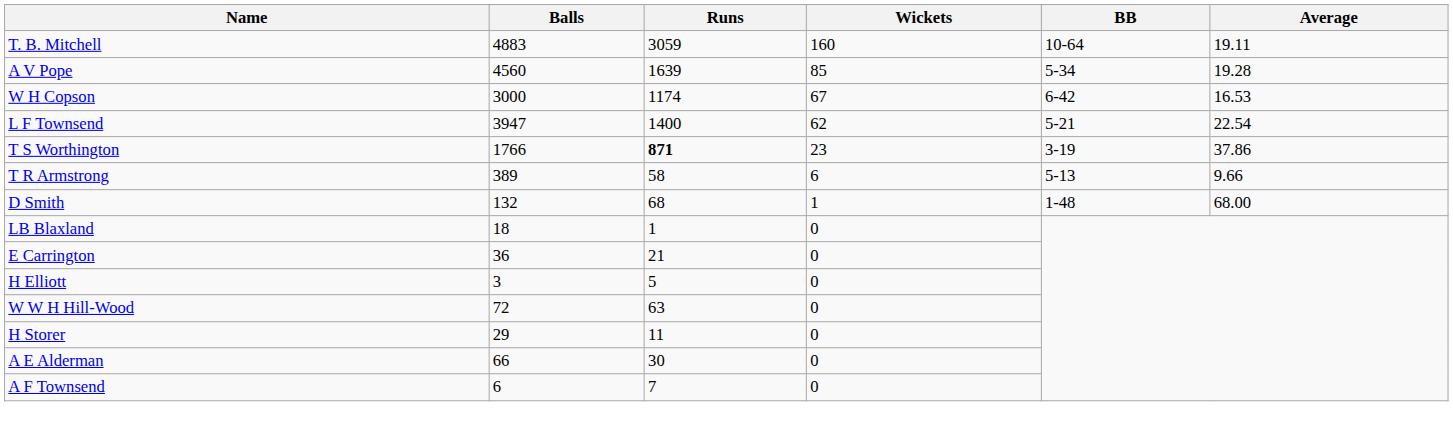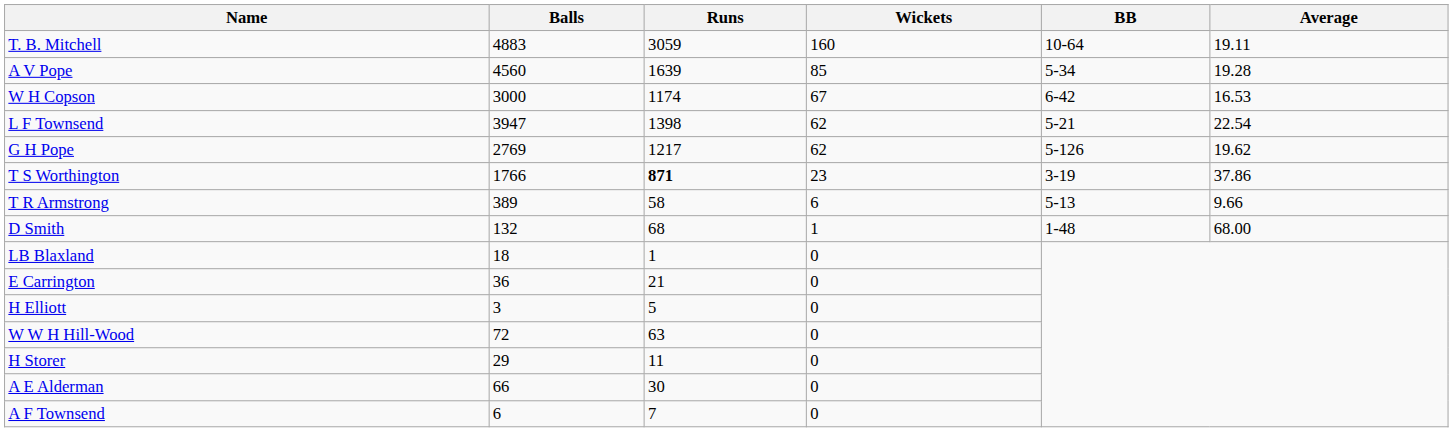(665, 123) 1400 -> (665, 123) 1398
+ row: (41, 149)
